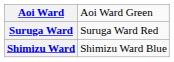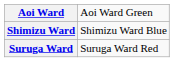rows swapped: (41, 30) <-> (41, 48)
